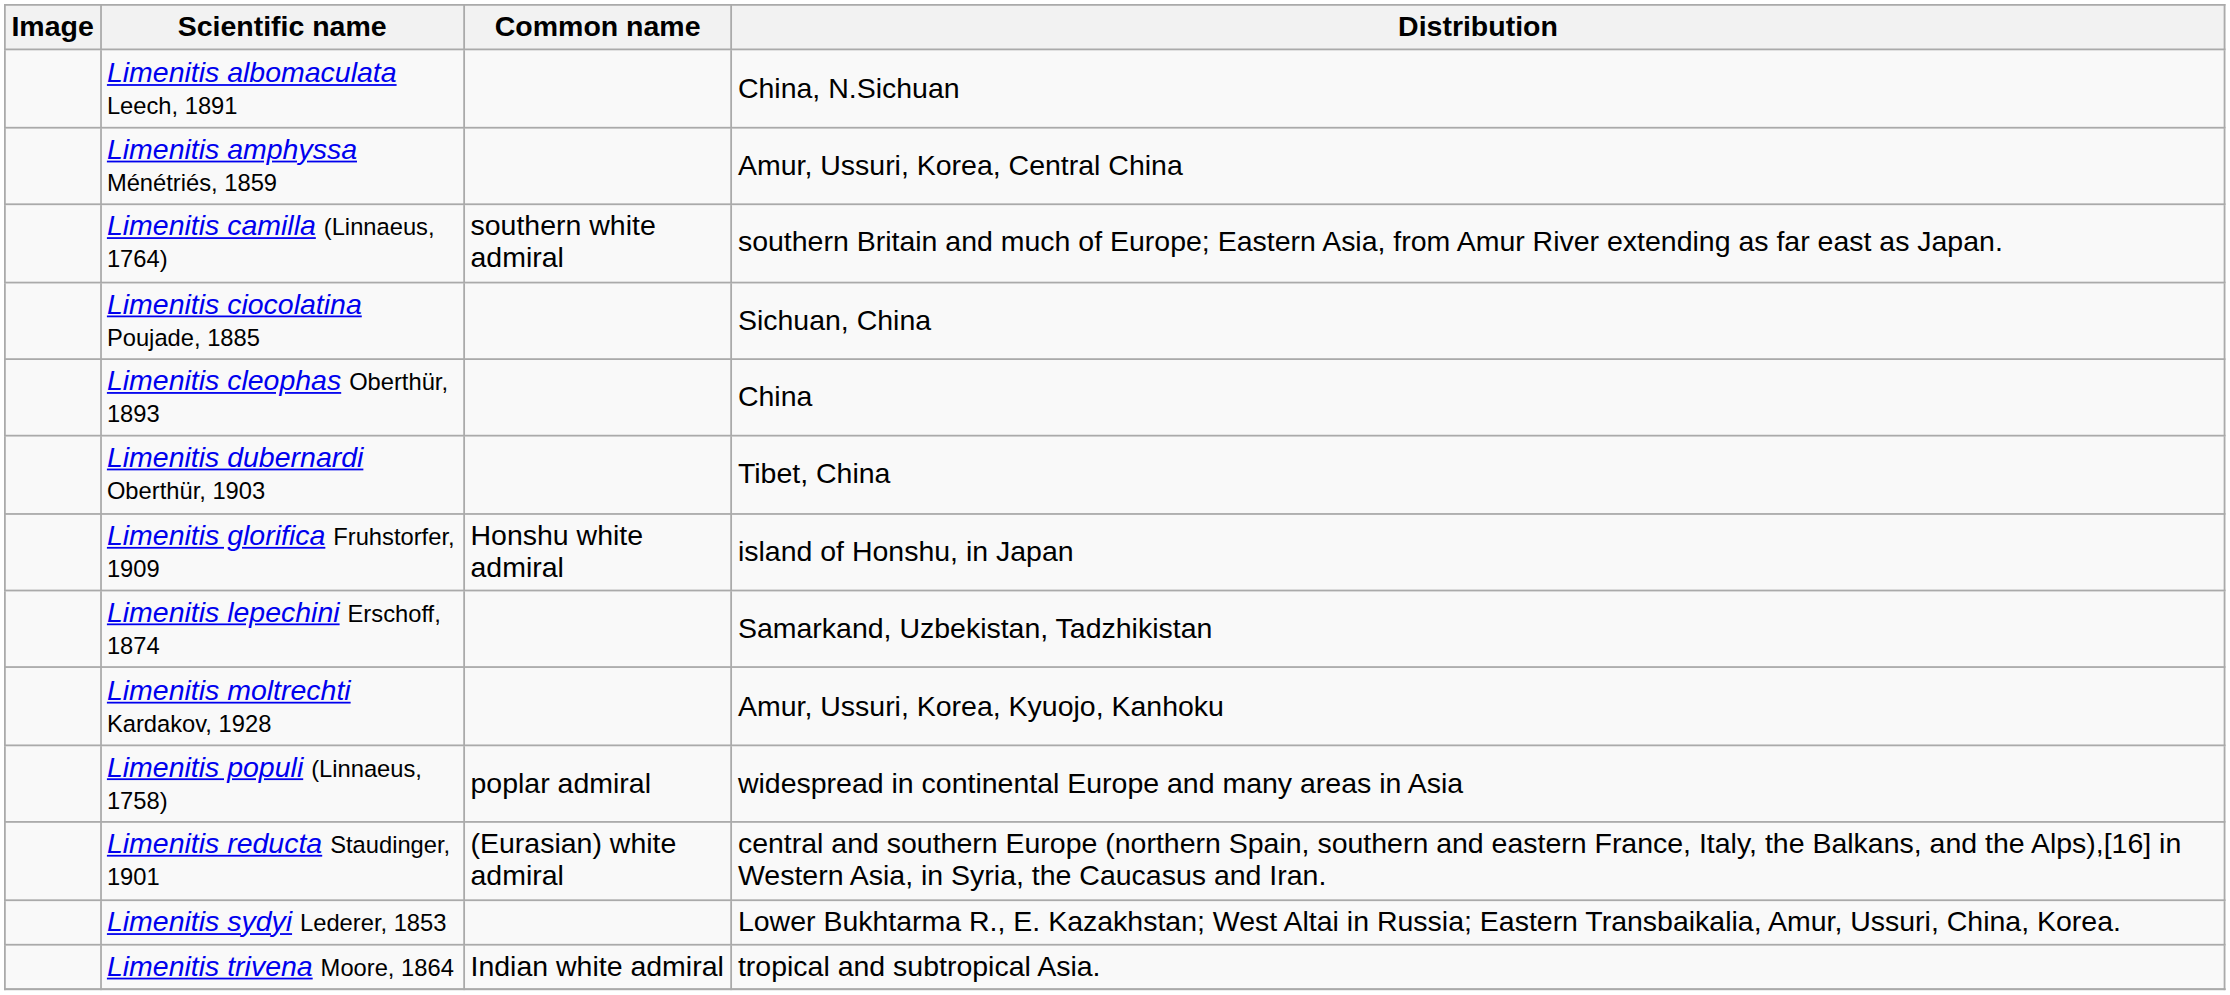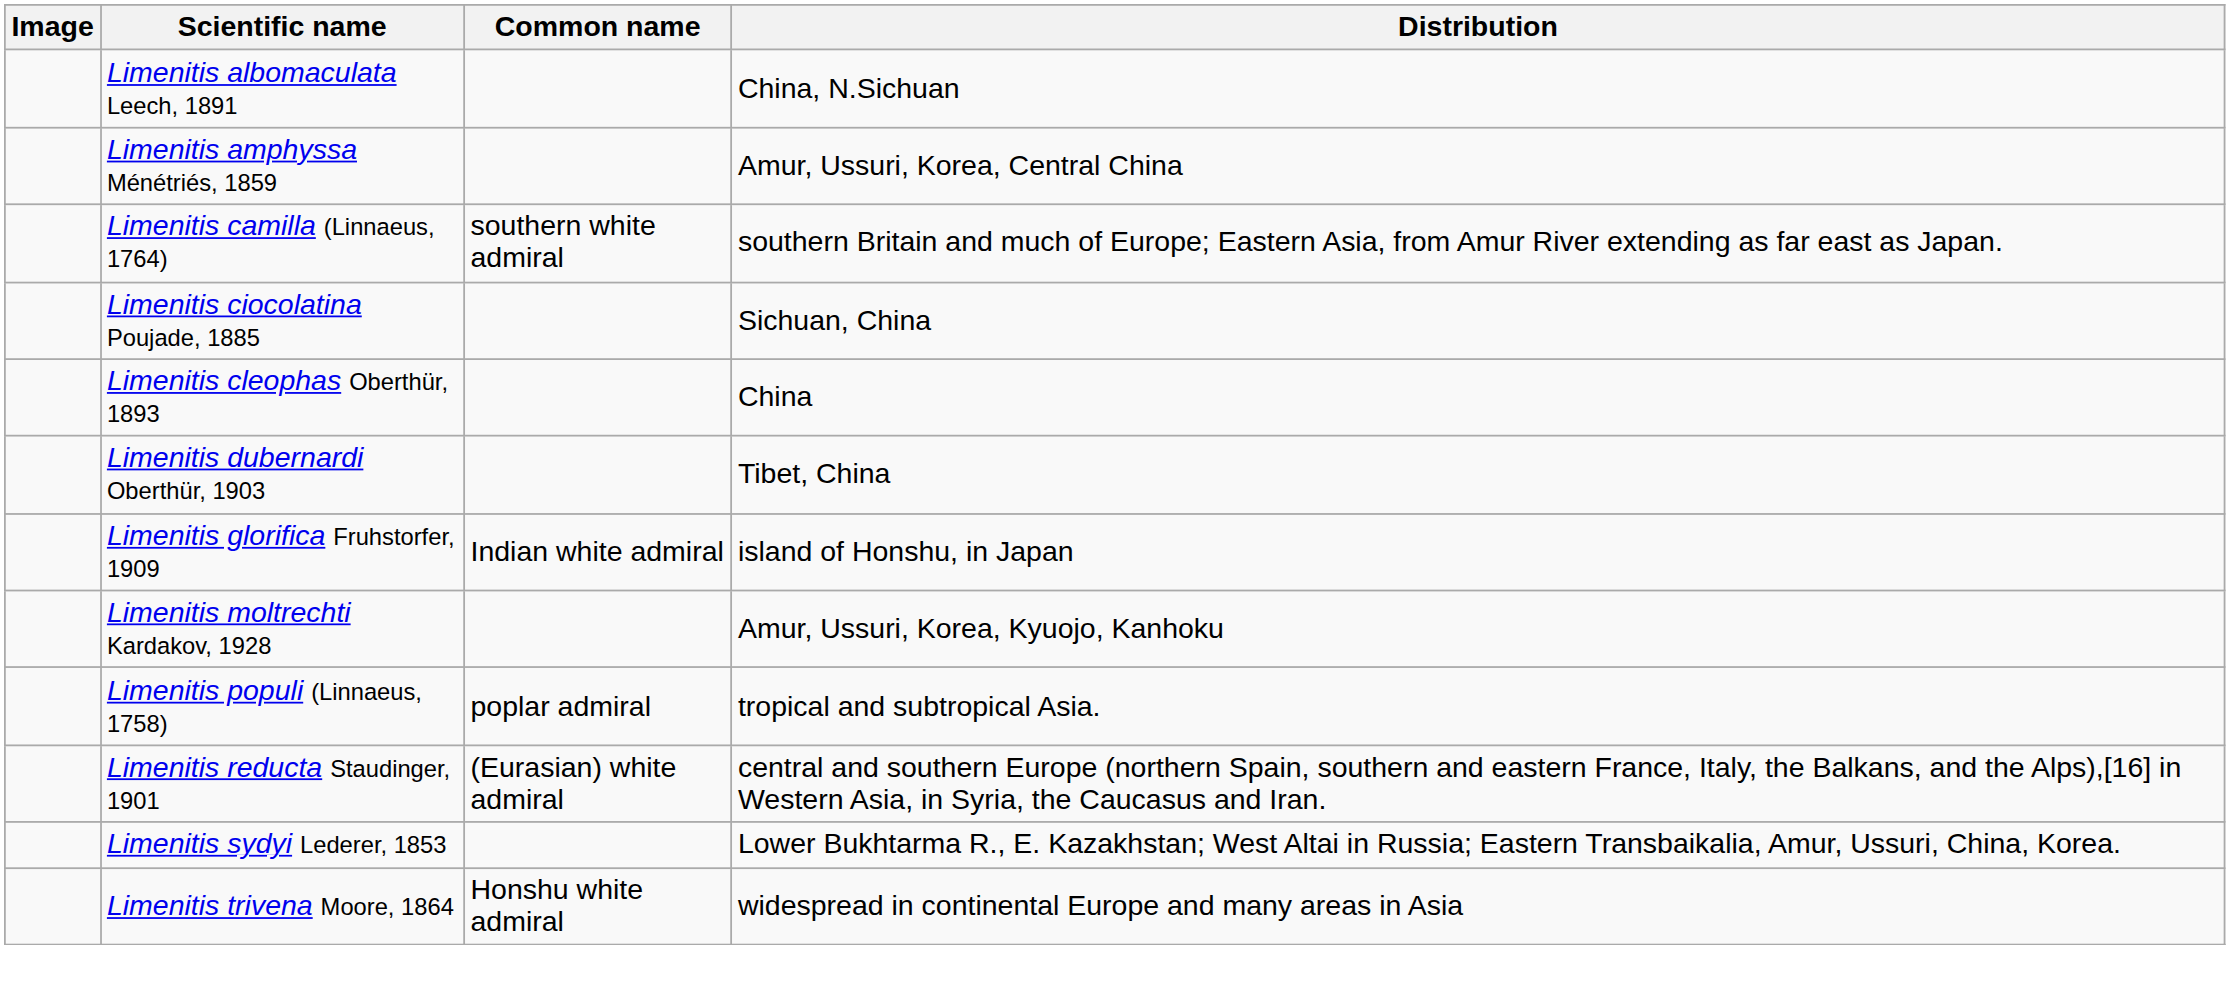(557, 551) Honshu white admiral -> (597, 551) Indian white admiral
- row: (274, 628)
(1101, 783) widespread in continental Europe and many areas in Asia -> (919, 705) tropical and subtropical Asia.
(597, 966) Indian white admiral -> (557, 905) Honshu white admiral
(919, 966) tropical and subtropical Asia. -> (1101, 905) widespread in continental Europe and many areas in Asia
